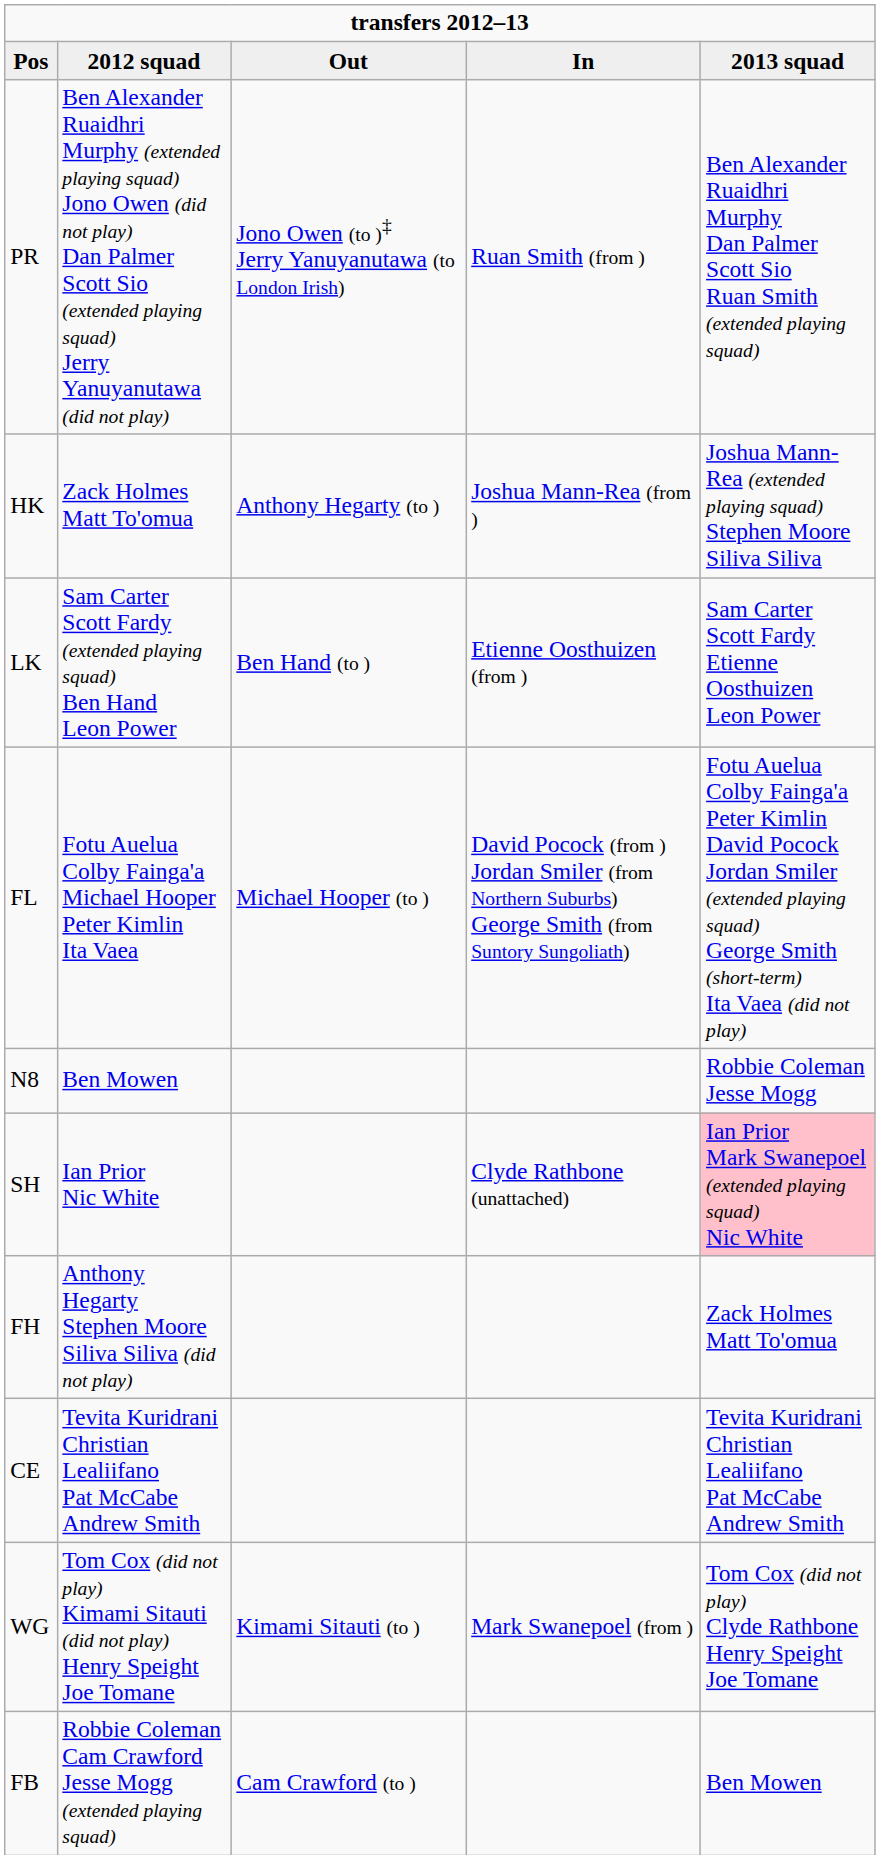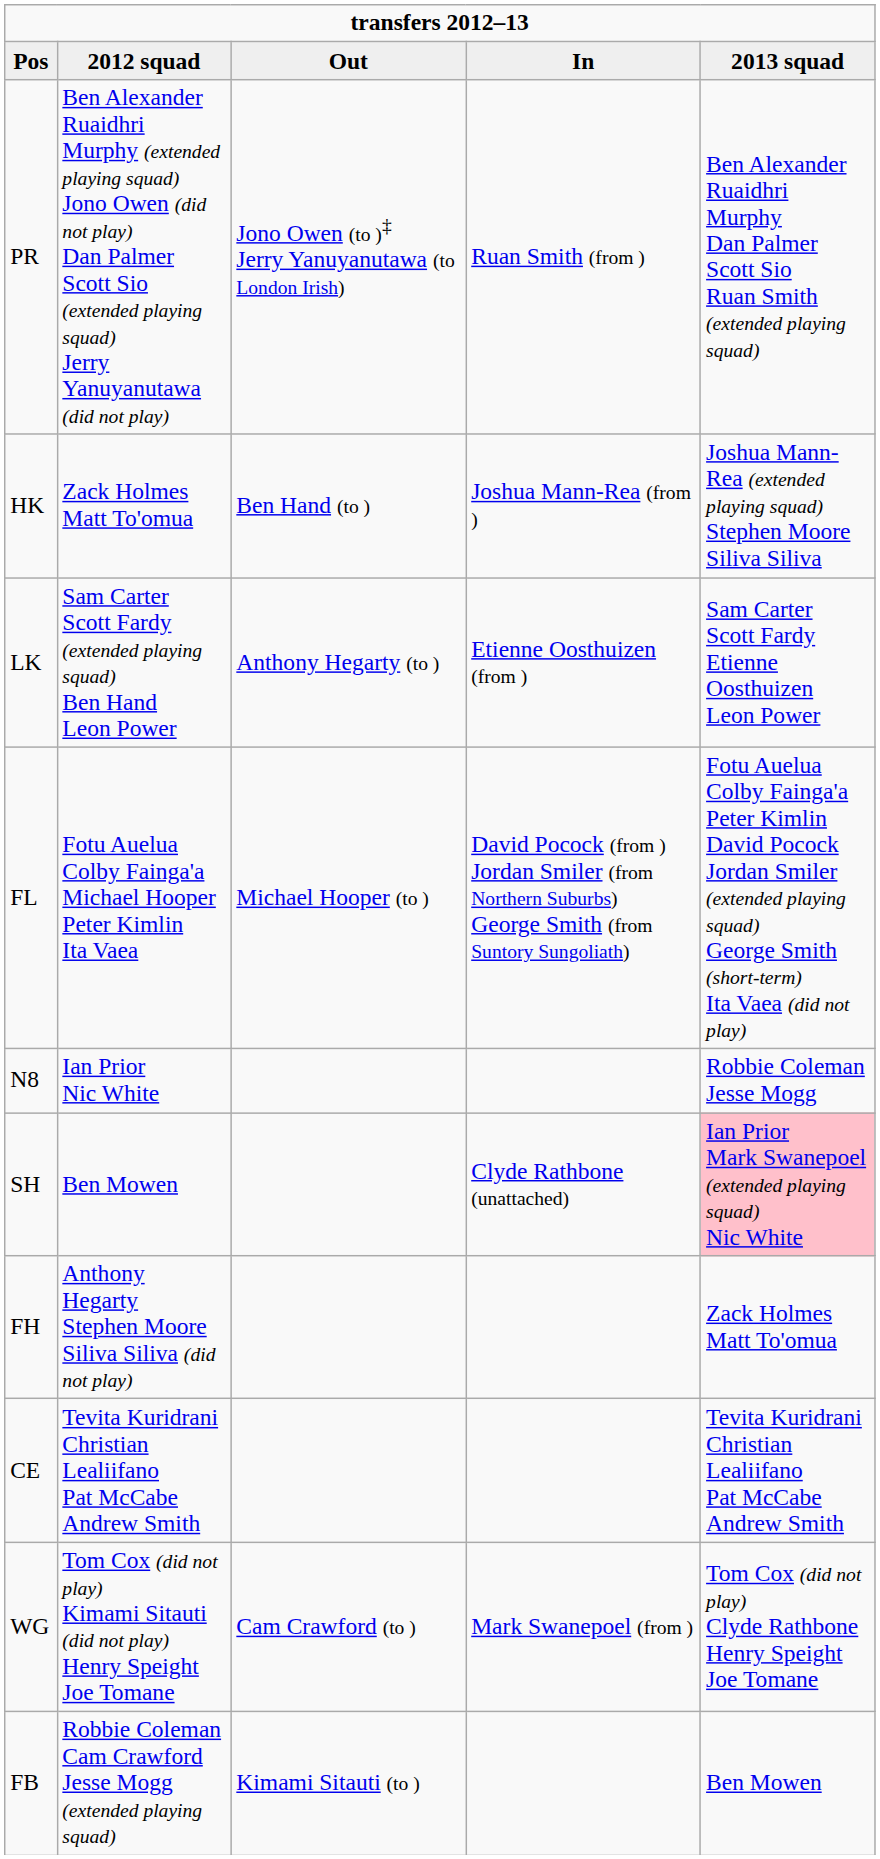(338, 505) Anthony Hegarty (to ) -> (303, 505) Ben Hand (to )
(303, 661) Ben Hand (to ) -> (338, 661) Anthony Hegarty (to )
(120, 1080) Ben Mowen -> (111, 1080) Ian Prior Nic White
(111, 1183) Ian Prior Nic White -> (120, 1183) Ben Mowen
(328, 1626) Kimami Sitauti (to ) -> (326, 1626) Cam Crawford (to )
(326, 1782) Cam Crawford (to ) -> (328, 1782) Kimami Sitauti (to )
